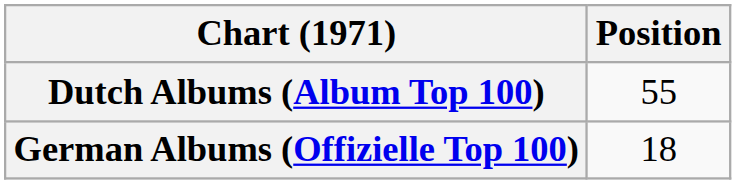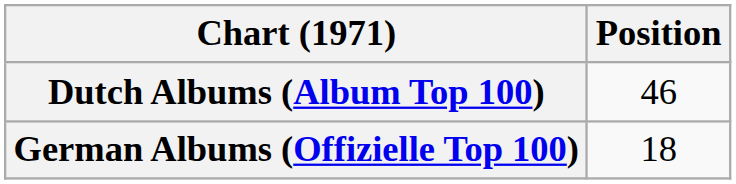(659, 91) 55 -> (659, 91) 46
